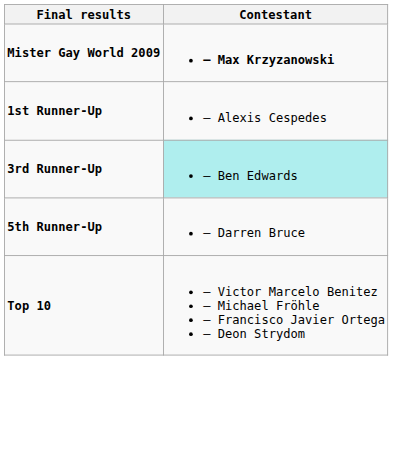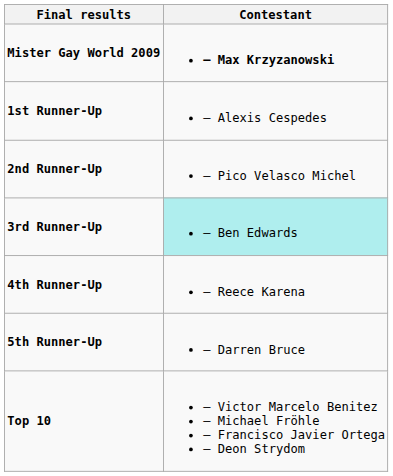+ row: (55, 169)
+ row: (55, 284)
